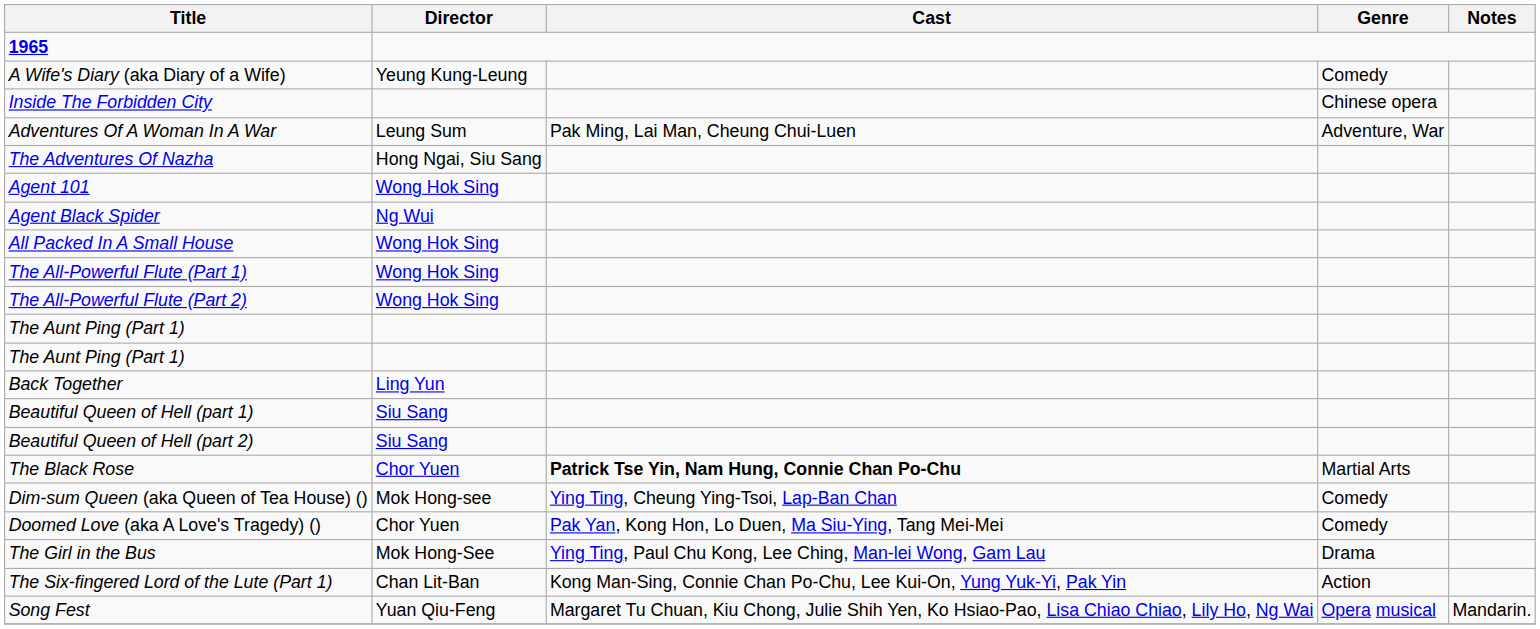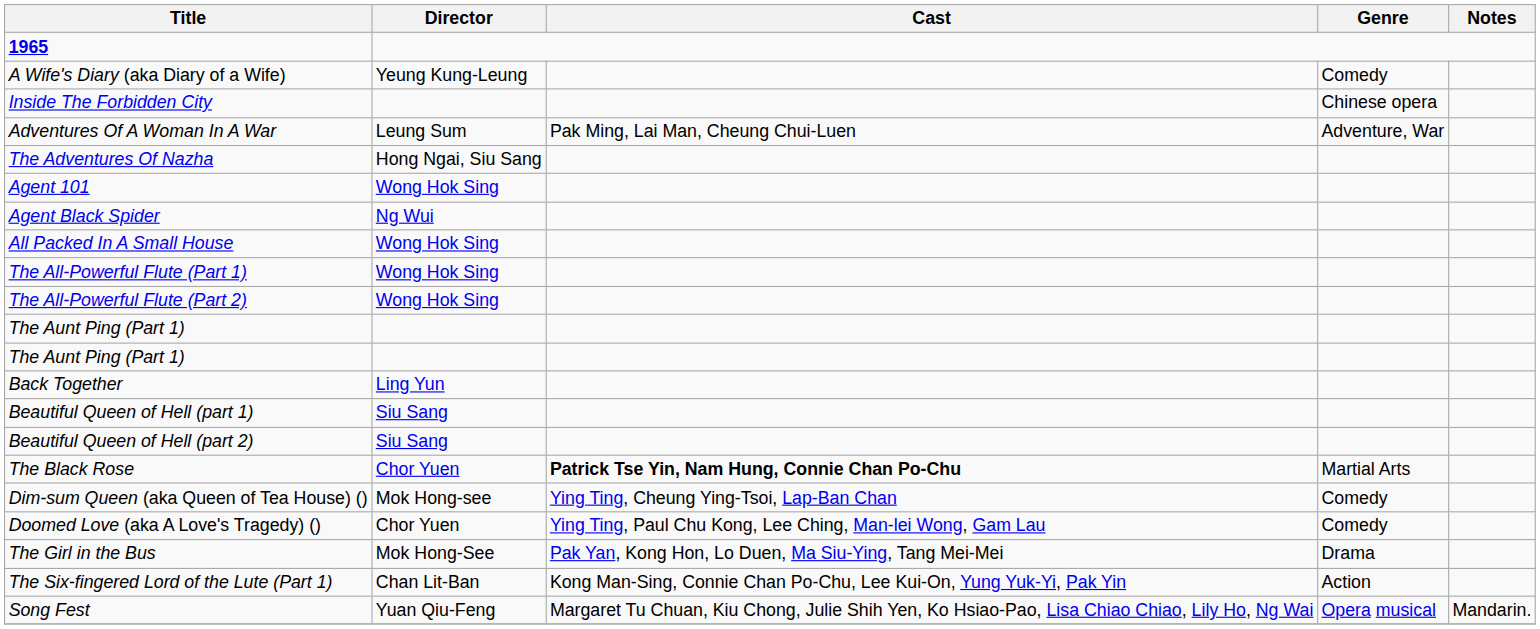(777, 525) Pak Yan, Kong Hon, Lo Duen, Ma Siu-Ying, Tang Mei-Mei -> (798, 525) Ying Ting, Paul Chu Kong, Lee Ching, Man-lei Wong, Gam Lau
(798, 553) Ying Ting, Paul Chu Kong, Lee Ching, Man-lei Wong, Gam Lau -> (777, 553) Pak Yan, Kong Hon, Lo Duen, Ma Siu-Ying, Tang Mei-Mei
